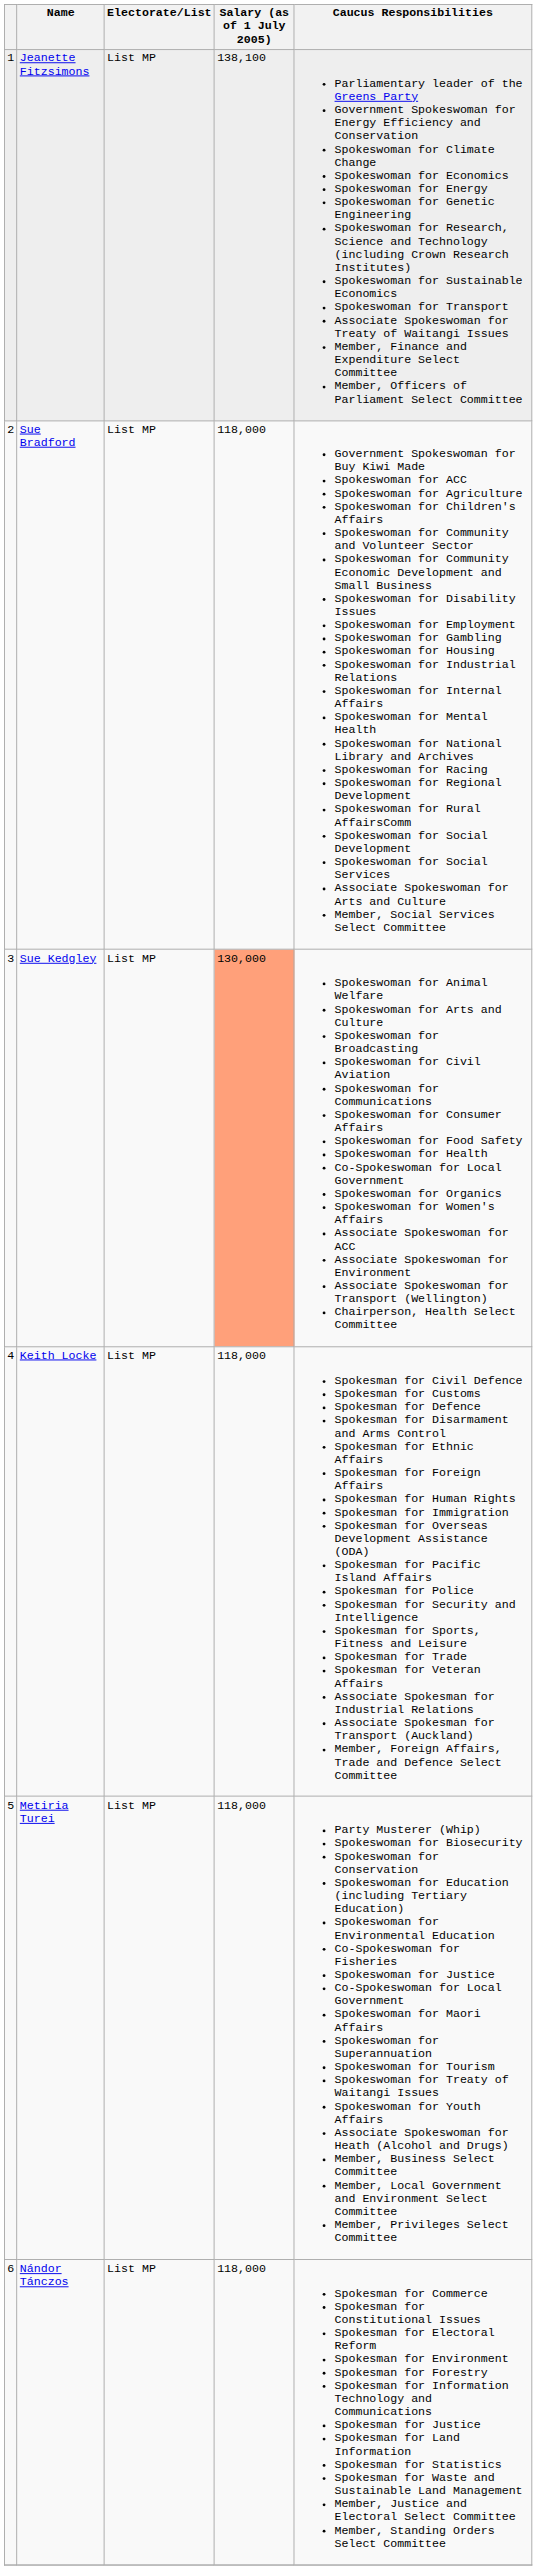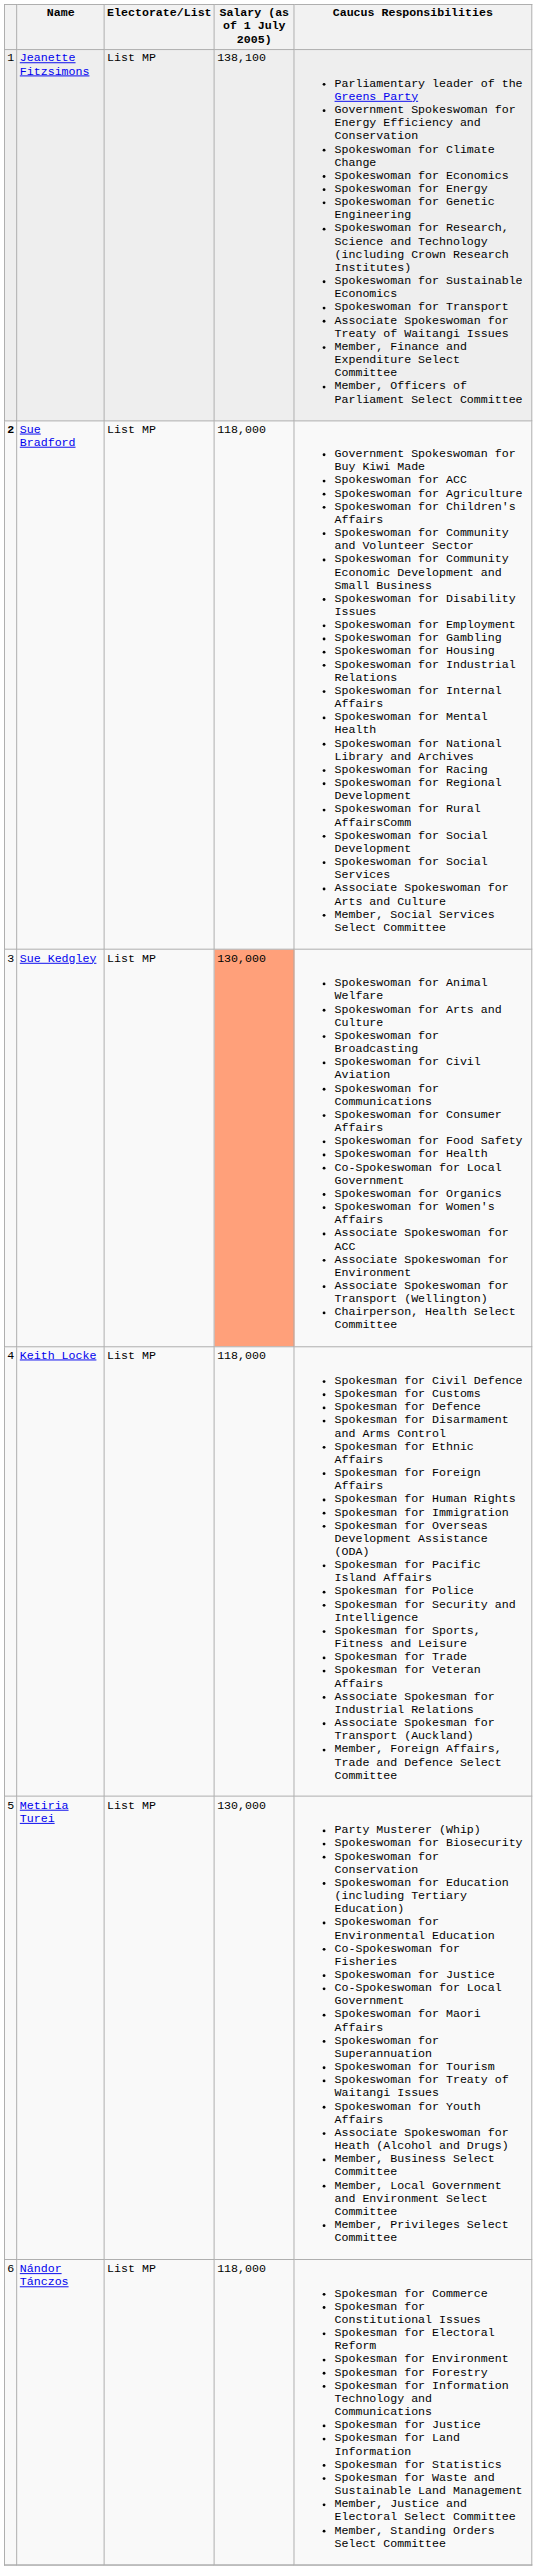(11, 430) normal -> (11, 430) bold
(242, 1806) 118,000 -> (242, 1806) 130,000
